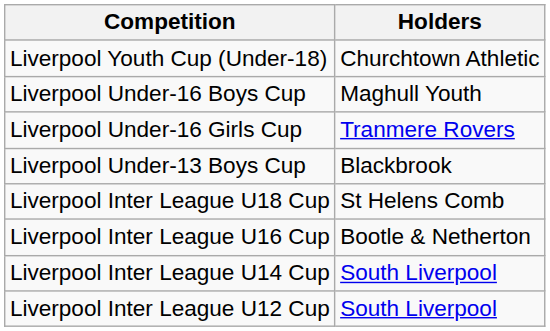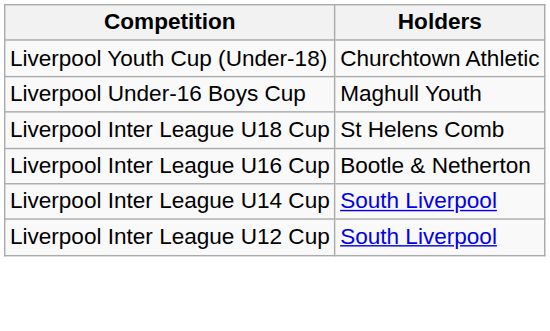- row: (156, 129)
- row: (158, 165)
